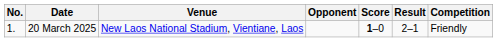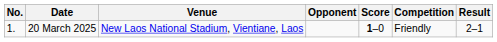columns swapped: (410, 12) <-> (460, 12)
